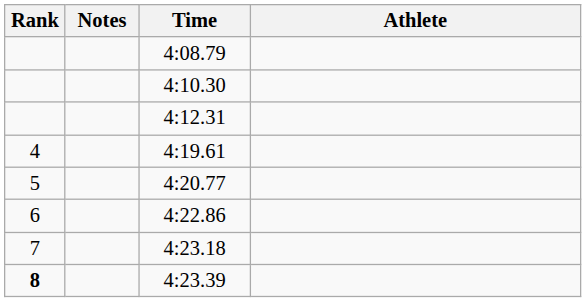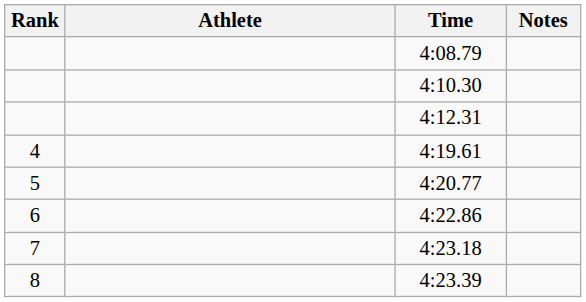columns swapped: (415, 20) <-> (102, 20)
(35, 280) bold -> (35, 280) normal
